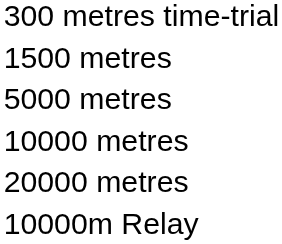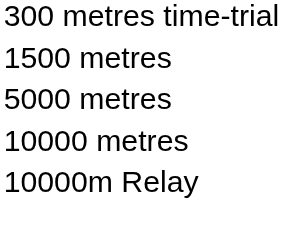- row: (96, 182)
